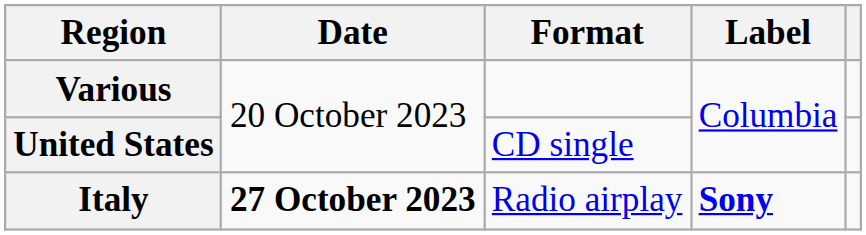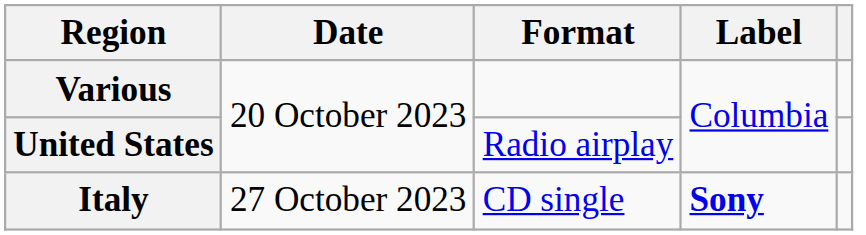(563, 144) CD single -> (578, 144) Radio airplay
(353, 199) bold -> (348, 199) normal
(587, 199) Radio airplay -> (554, 199) CD single
